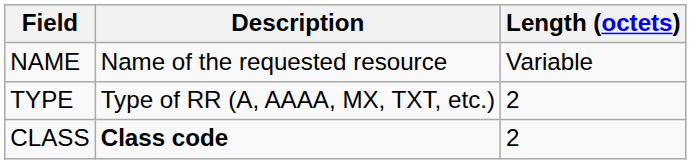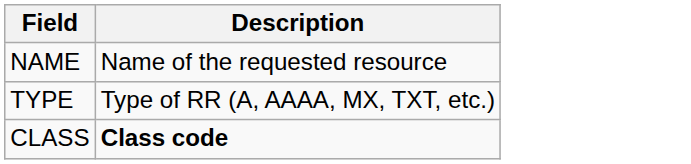- column: (593, 23)
